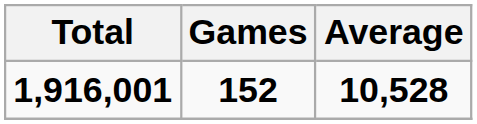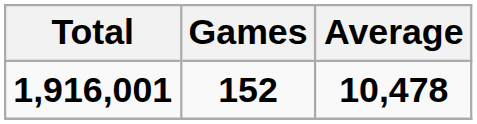(394, 89) 10,528 -> (394, 89) 10,478
